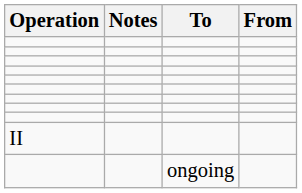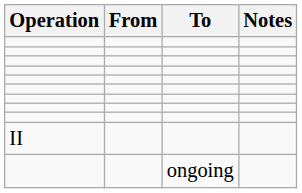columns swapped: (268, 20) <-> (133, 20)
